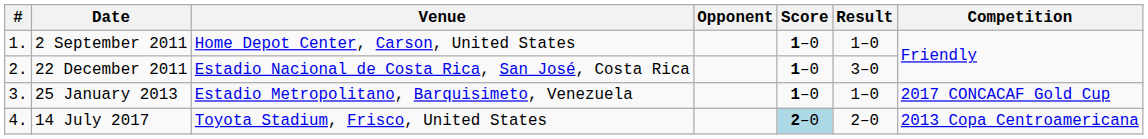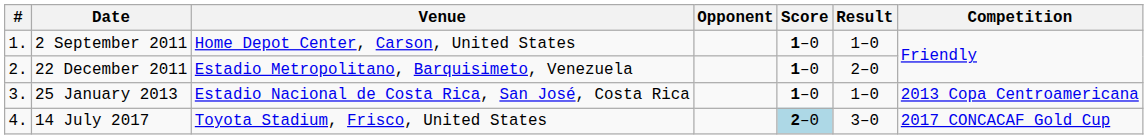(442, 69) Estadio Nacional de Costa Rica, San José, Costa Rica -> (414, 69) Estadio Metropolitano, Barquisimeto, Venezuela
(865, 69) 3–0 -> (865, 69) 2–0
(414, 95) Estadio Metropolitano, Barquisimeto, Venezuela -> (442, 95) Estadio Nacional de Costa Rica, San José, Costa Rica
(1006, 95) 2017 CONCACAF Gold Cup -> (1020, 95) 2013 Copa Centroamericana
(865, 121) 2–0 -> (865, 121) 3–0
(1020, 121) 2013 Copa Centroamericana -> (1006, 121) 2017 CONCACAF Gold Cup
